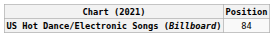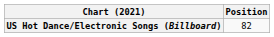(247, 26) 84 -> (247, 26) 82
